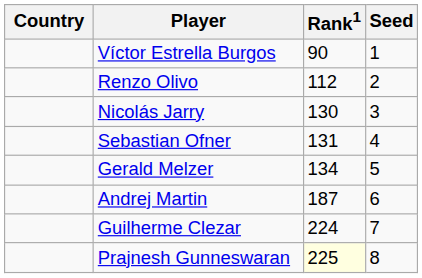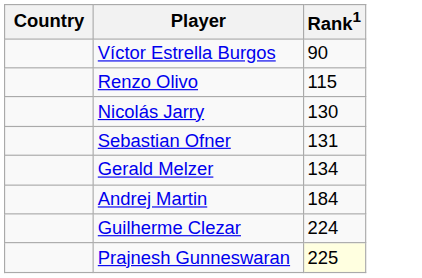- column: (392, 21)
(322, 82) 112 -> (322, 82) 115
(323, 199) 187 -> (323, 199) 184
